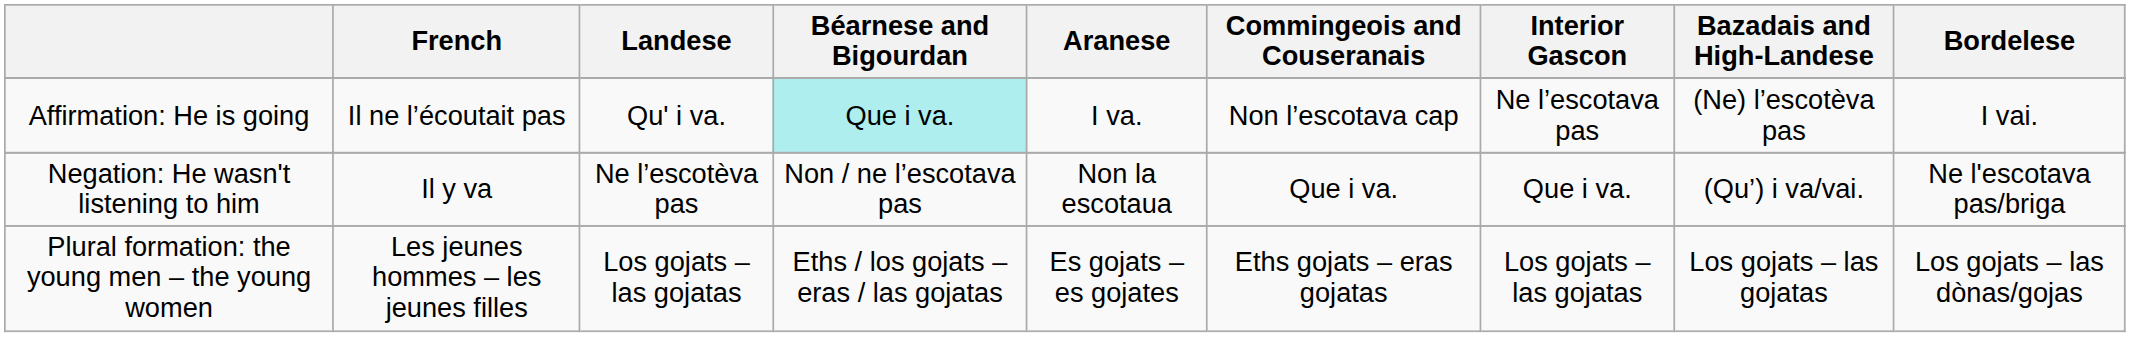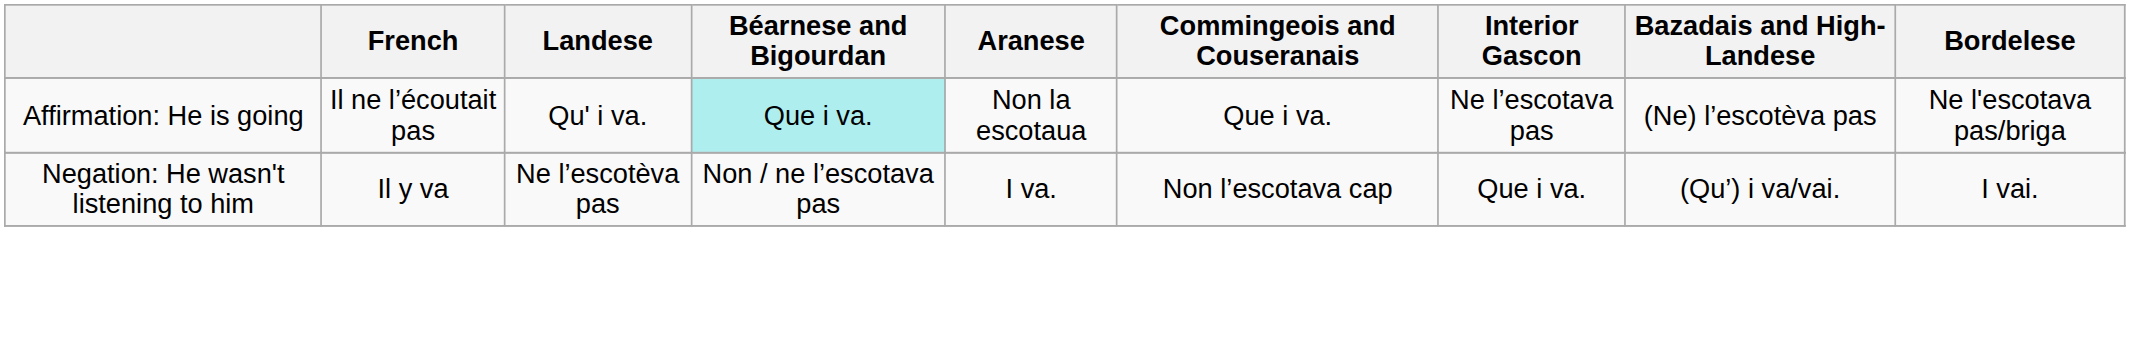(1117, 115) I va. -> (1031, 115) Non la escotaua
(1344, 115) Non l’escotava cap -> (1278, 115) Que i va.
(2009, 115) I vai. -> (2010, 115) Ne l'escotava pas/briga
(1117, 188) Non la escotaua -> (1031, 188) I va.
(1344, 188) Que i va. -> (1278, 188) Non l’escotava cap
(2009, 188) Ne l'escotava pas/briga -> (2010, 188) I vai.
- row: (169, 277)
